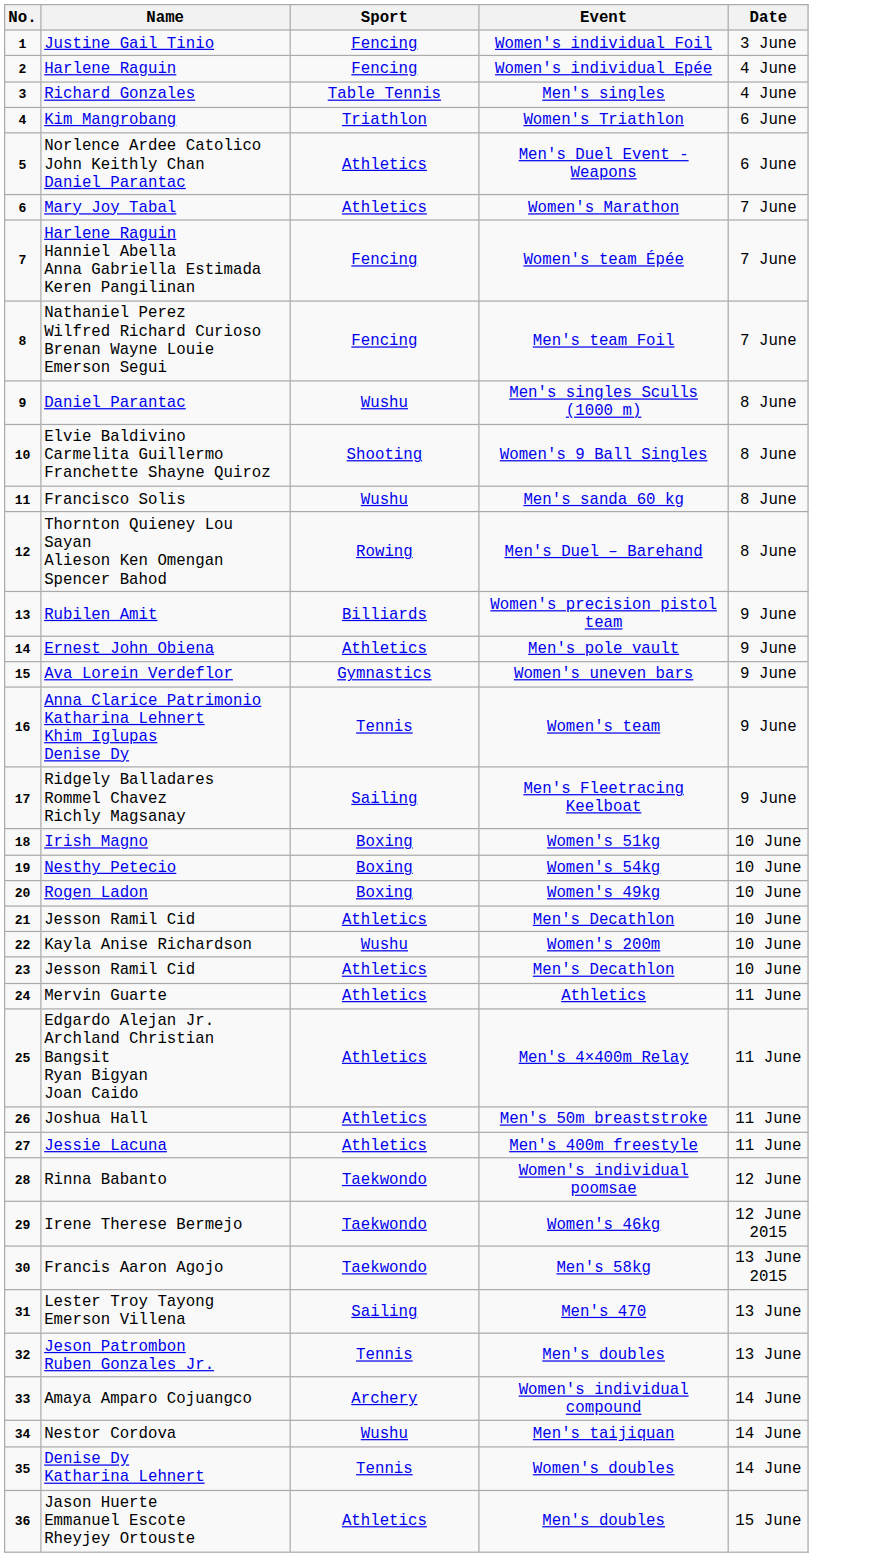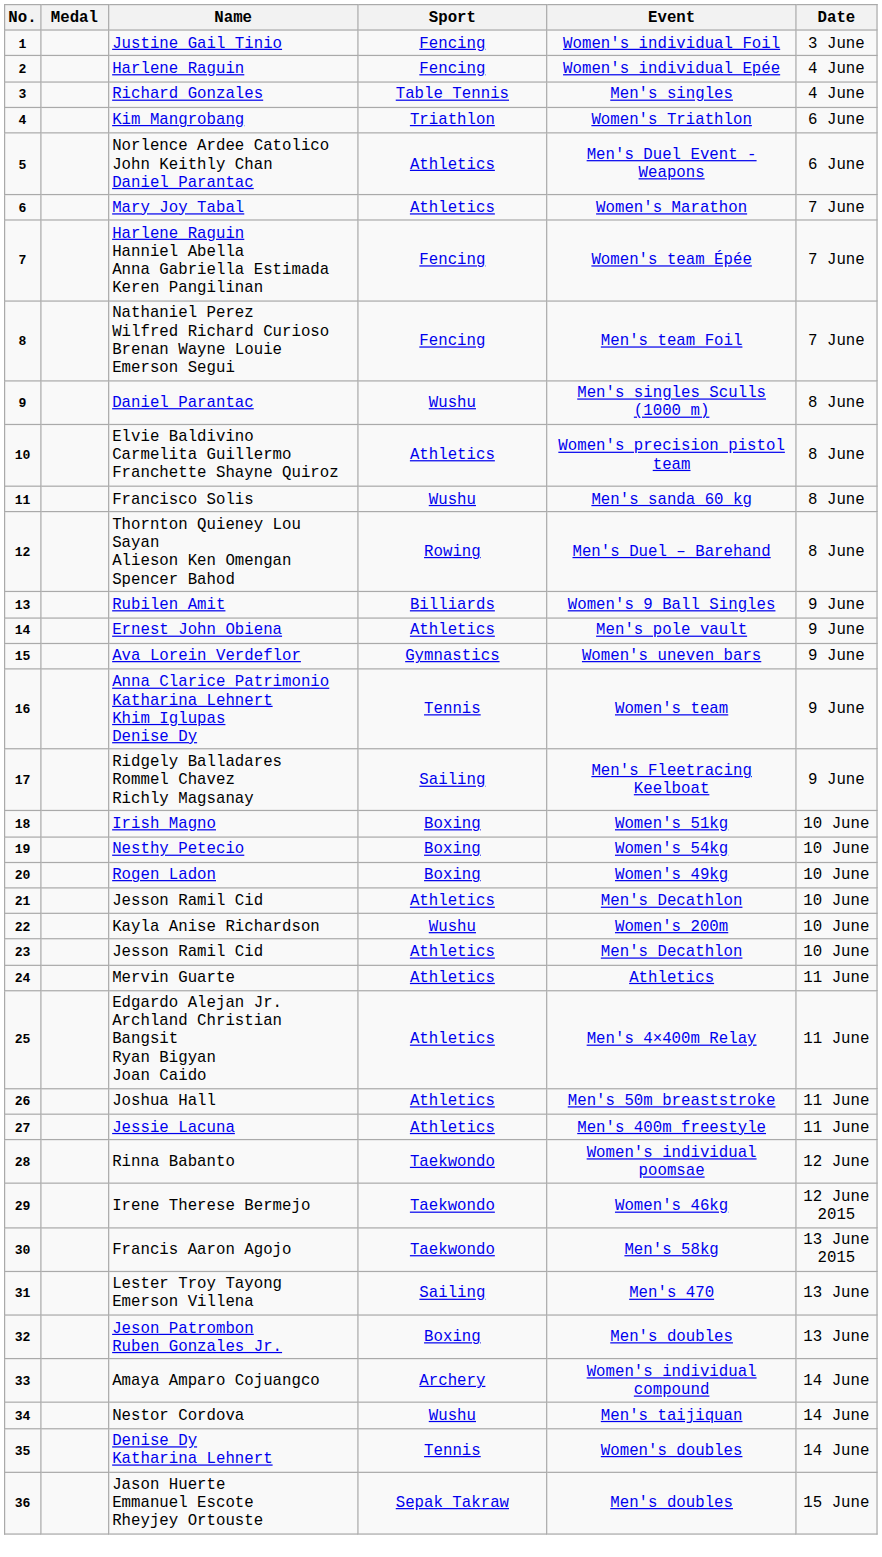+ column: (74, 17)
(384, 455) Shooting -> (452, 455) Athletics
(604, 455) Women's 9 Ball Singles -> (672, 455) Women's precision pistol team
(604, 614) Women's precision pistol team -> (672, 605) Women's 9 Ball Singles
(384, 1355) Tennis -> (452, 1337) Boxing
(384, 1521) Athletics -> (452, 1503) Sepak Takraw
